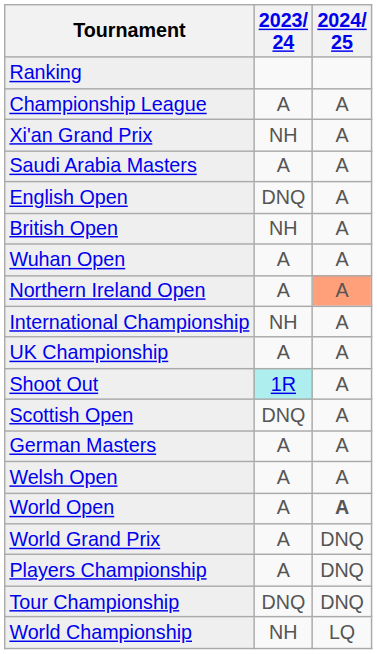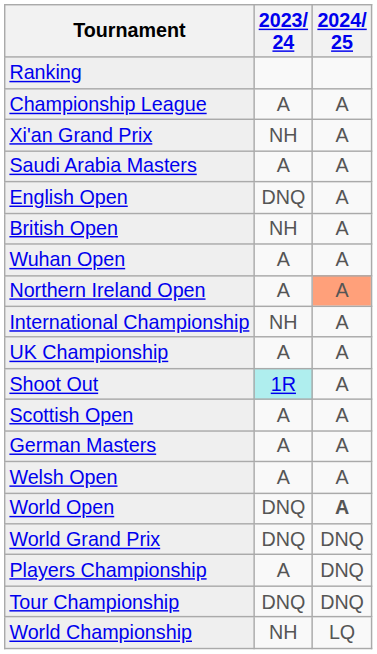(283, 415) DNQ -> (283, 415) A
(283, 508) A -> (283, 508) DNQ
(283, 539) A -> (283, 539) DNQ
